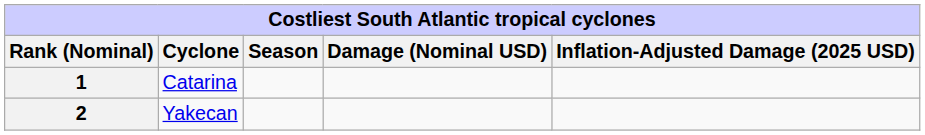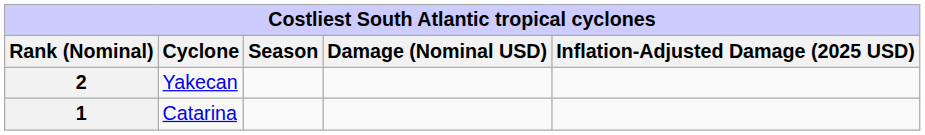rows swapped: (81, 82) <-> (81, 113)
